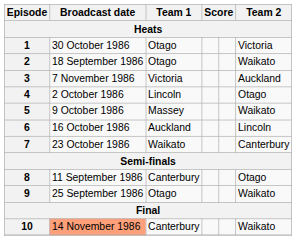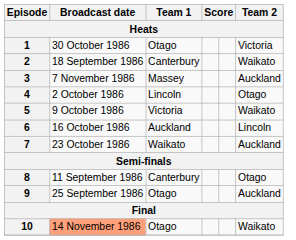(162, 62) Otago -> (174, 62) Canterbury
(165, 78) Victoria -> (166, 78) Massey
(166, 111) Massey -> (165, 111) Victoria
(264, 144) Canterbury -> (259, 144) Auckland
(257, 194) Waikato -> (259, 194) Auckland
(174, 227) Canterbury -> (162, 227) Otago
